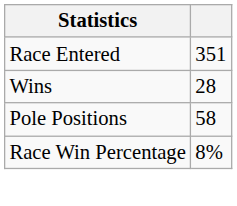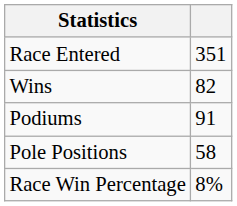(206, 86) 28 -> (206, 86) 82
+ row: (46, 119)
